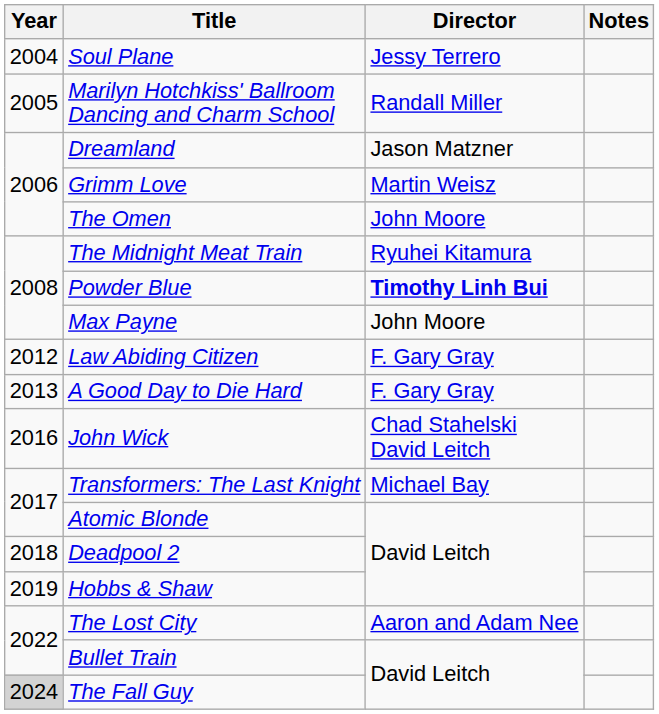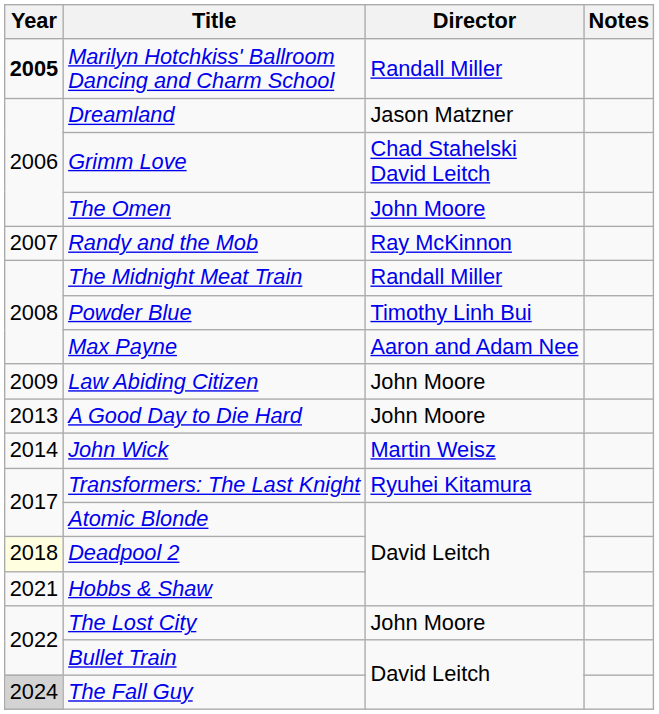- row: (121, 56)
(34, 103) normal -> (34, 68) bold
(433, 184) Martin Weisz -> (444, 162) Chad Stahelski David Leitch
+ row: (163, 243)
(451, 253) Ryuhei Kitamura -> (436, 277) Randall Miller
(459, 287) bold -> (451, 312) normal
(428, 322) John Moore -> (474, 346) Aaron and Adam Nee
(34, 356) 2012 -> (34, 381) 2009
(432, 356) F. Gary Gray -> (428, 381) John Moore
(432, 391) F. Gary Gray -> (428, 415) John Moore
(34, 438) 2016 -> (34, 450) 2014
(444, 438) Chad Stahelski David Leitch -> (433, 450) Martin Weisz
(430, 484) Michael Bay -> (451, 484) Ryuhei Kitamura
(34, 553) no background -> (34, 553) lightyellow background
(34, 588) 2019 -> (34, 588) 2021
(474, 622) Aaron and Adam Nee -> (428, 622) John Moore
